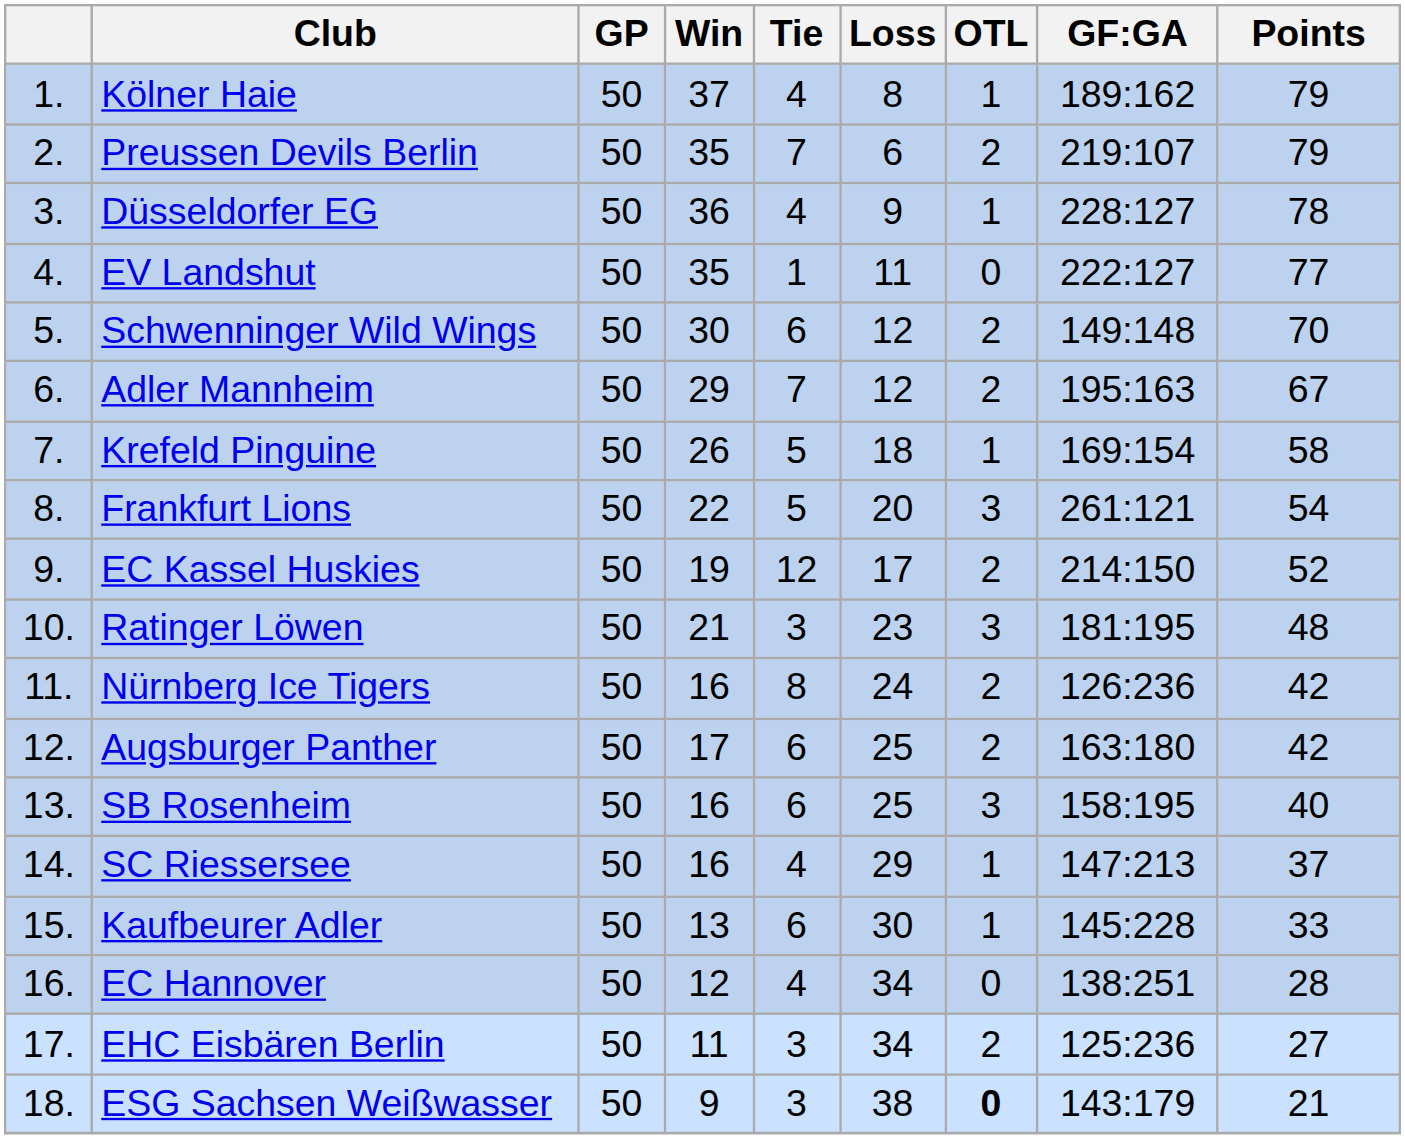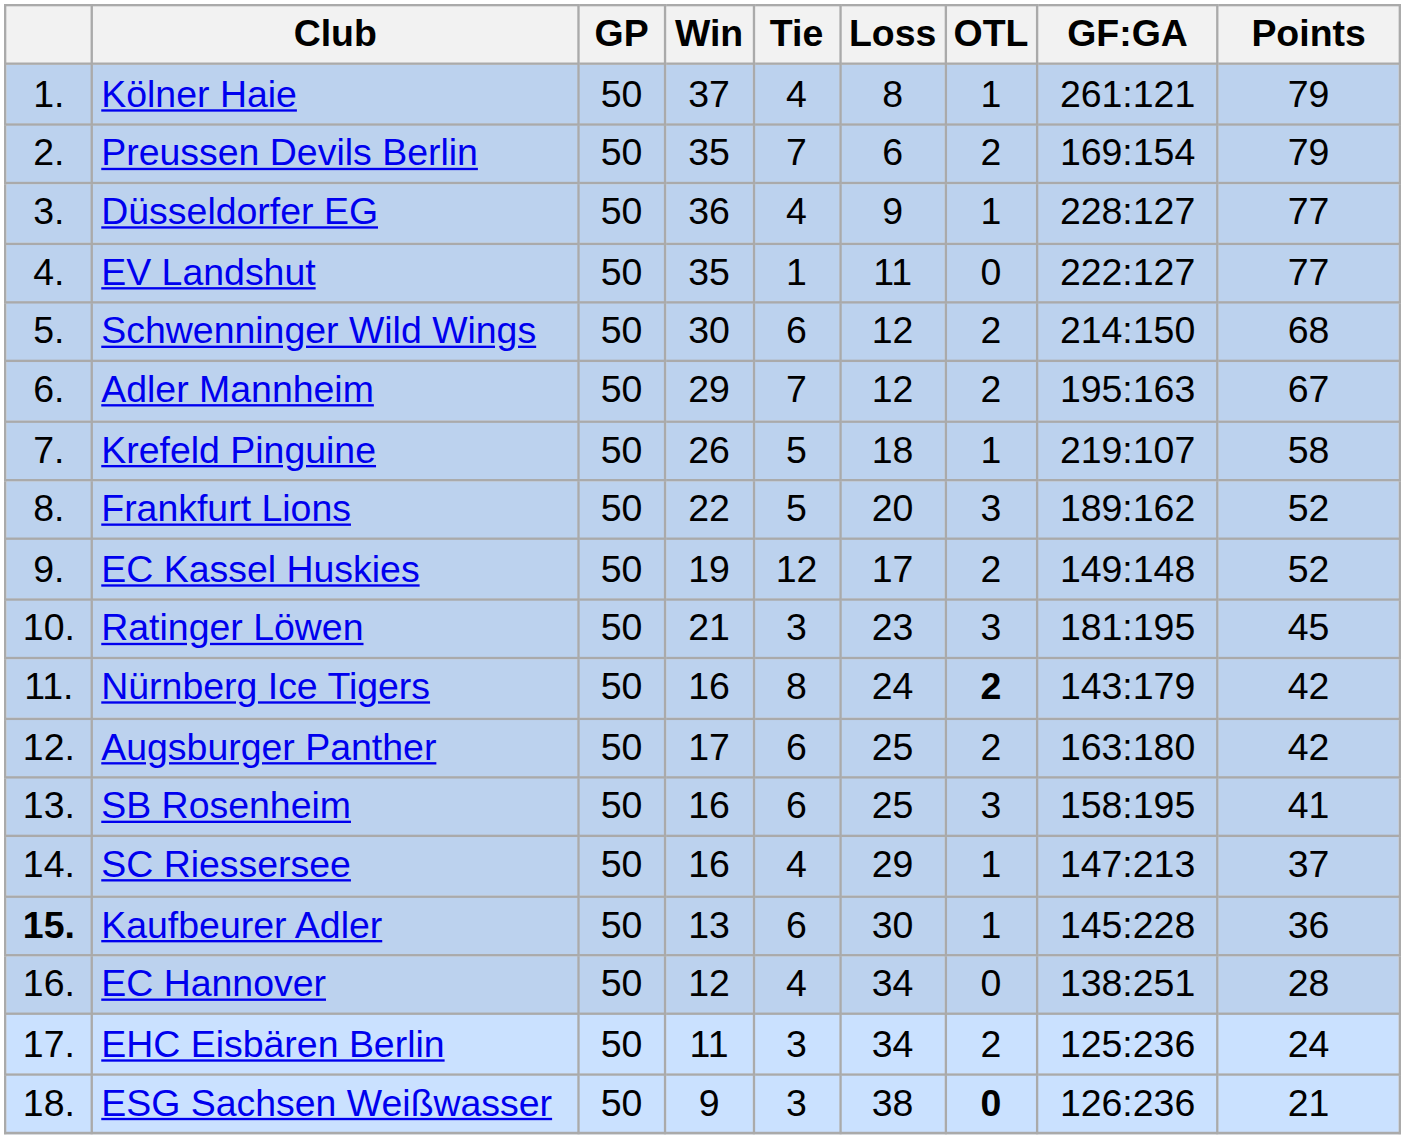(1128, 93) 189:162 -> (1128, 93) 261:121
(1128, 152) 219:107 -> (1128, 152) 169:154
(1309, 212) 78 -> (1309, 212) 77
(1128, 331) 149:148 -> (1128, 331) 214:150
(1309, 331) 70 -> (1309, 331) 68
(1128, 449) 169:154 -> (1128, 449) 219:107
(1128, 509) 261:121 -> (1128, 509) 189:162
(1309, 509) 54 -> (1309, 509) 52
(1128, 568) 214:150 -> (1128, 568) 149:148
(1309, 627) 48 -> (1309, 627) 45
(991, 687) normal -> (991, 687) bold
(1128, 687) 126:236 -> (1128, 687) 143:179
(1309, 806) 40 -> (1309, 806) 41
(49, 924) normal -> (49, 924) bold
(1309, 924) 33 -> (1309, 924) 36
(1309, 1043) 27 -> (1309, 1043) 24
(1128, 1102) 143:179 -> (1128, 1102) 126:236
